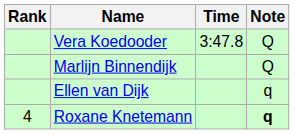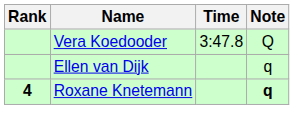- row: (115, 66)
(27, 116) normal -> (27, 91) bold
